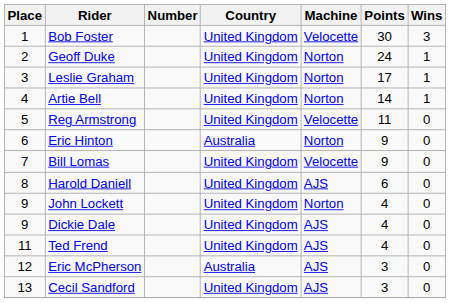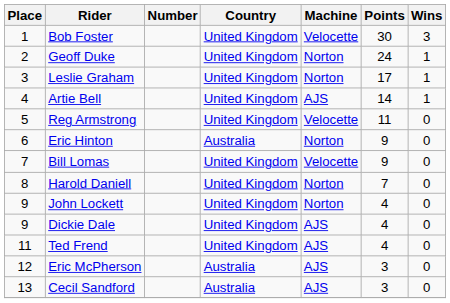(324, 99) Norton -> (316, 99) AJS
(316, 183) AJS -> (324, 183) Norton
(385, 183) 6 -> (385, 183) 7
(251, 287) United Kingdom -> (229, 287) Australia
